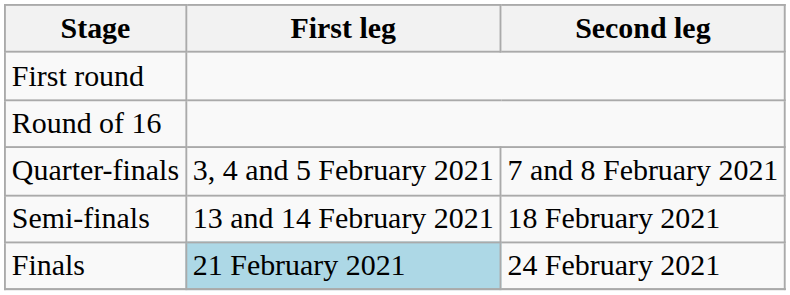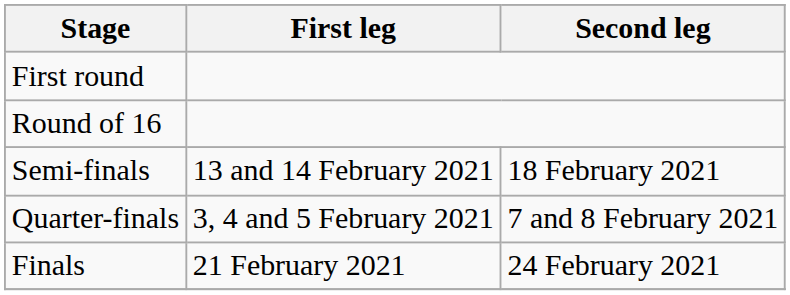rows swapped: (95, 170) <-> (81, 218)
(299, 265) lightblue background -> (299, 265) no background
